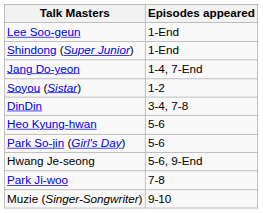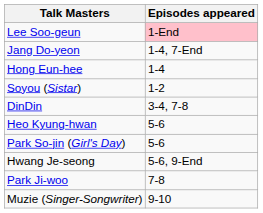(163, 32) no background -> (163, 32) pink background
- row: (70, 50)
+ row: (45, 69)
